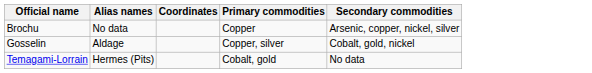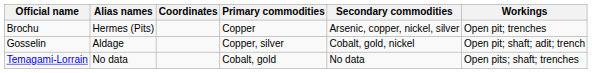+ column: (525, 12)
(110, 28) No data -> (123, 28) Hermes (Pits)
(123, 60) Hermes (Pits) -> (110, 60) No data
